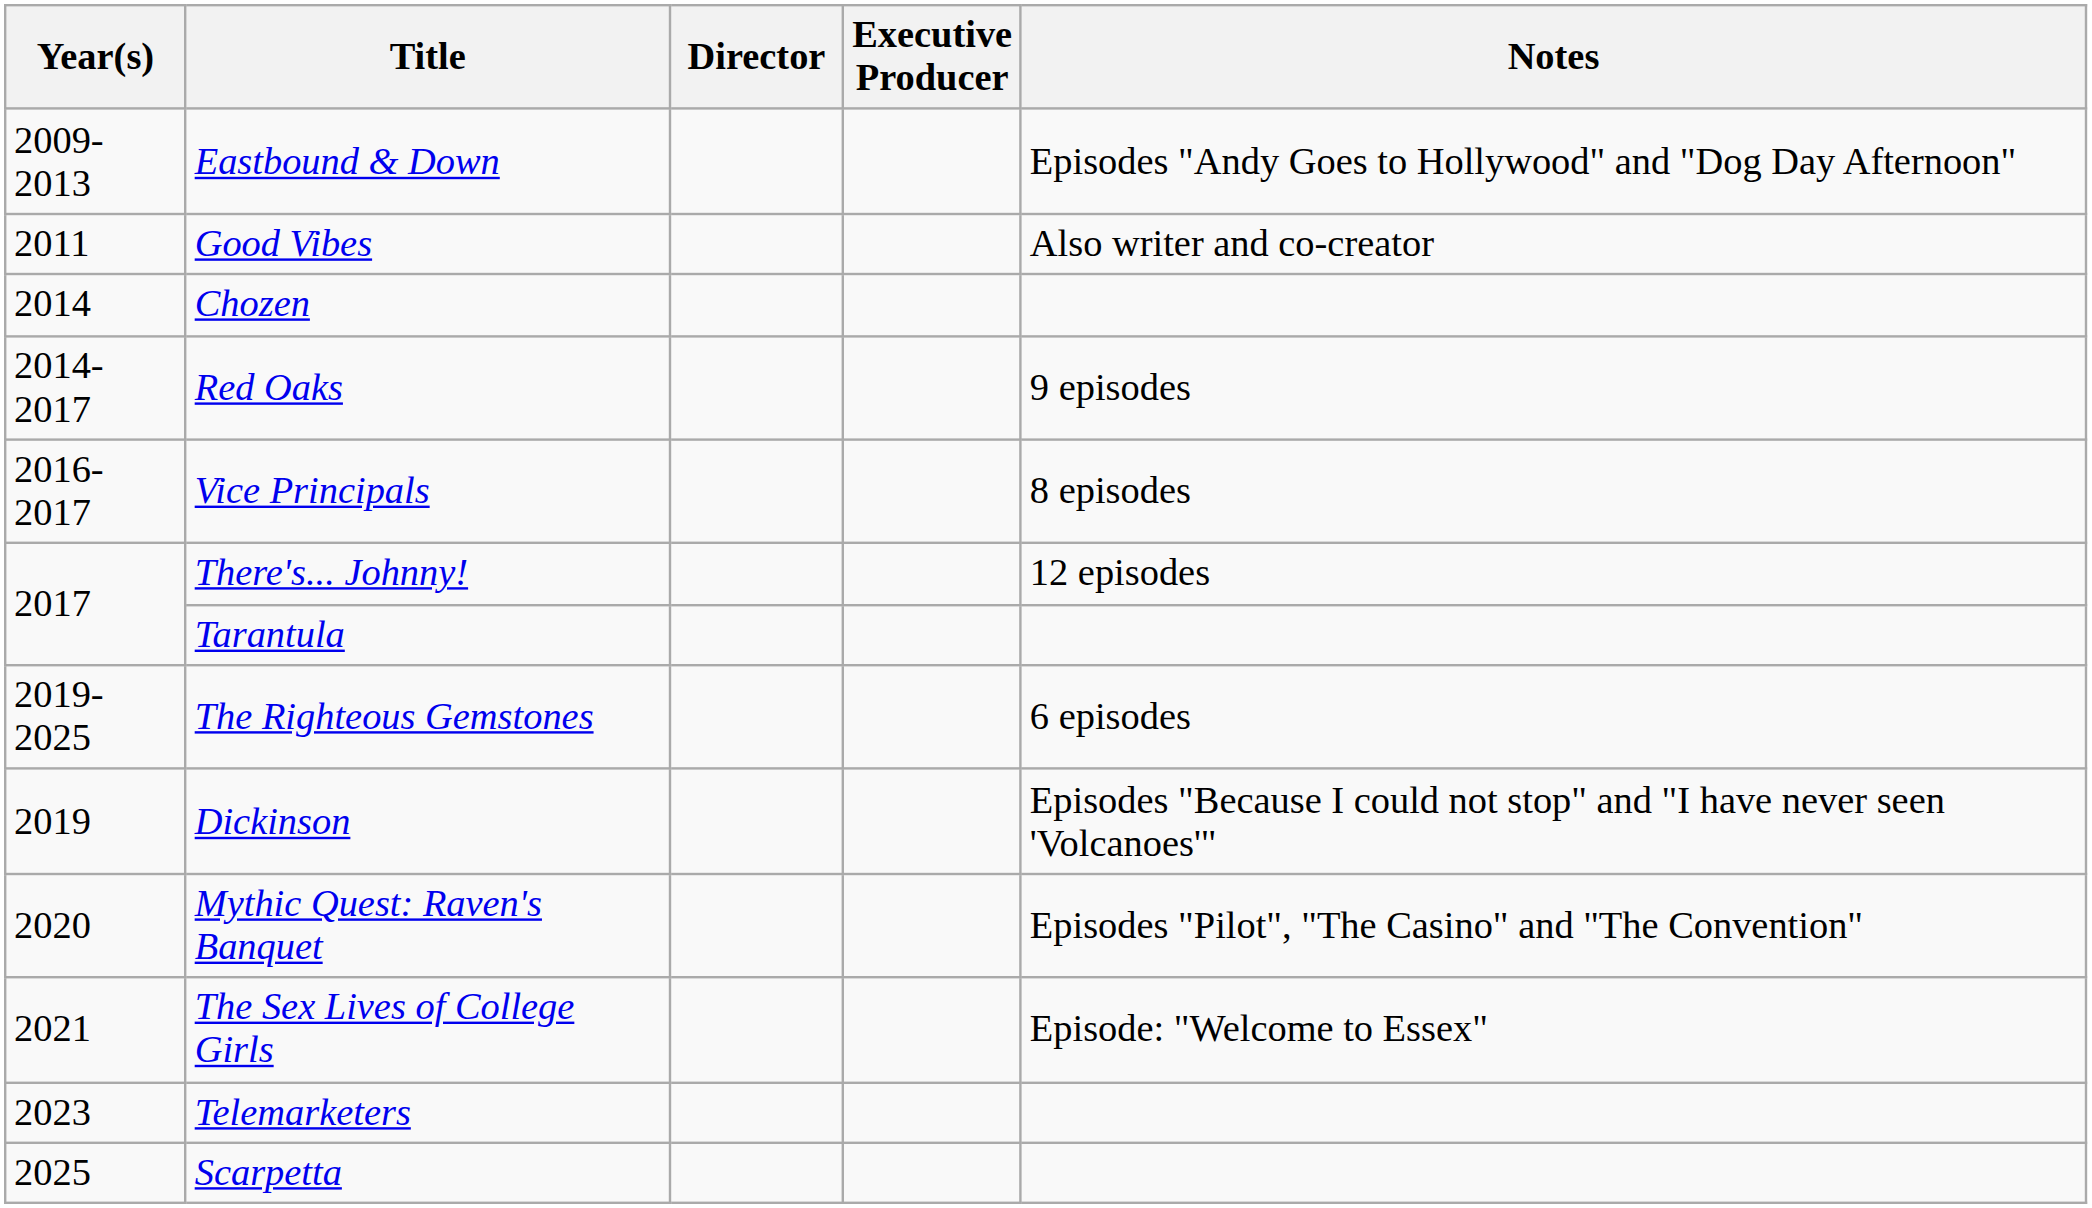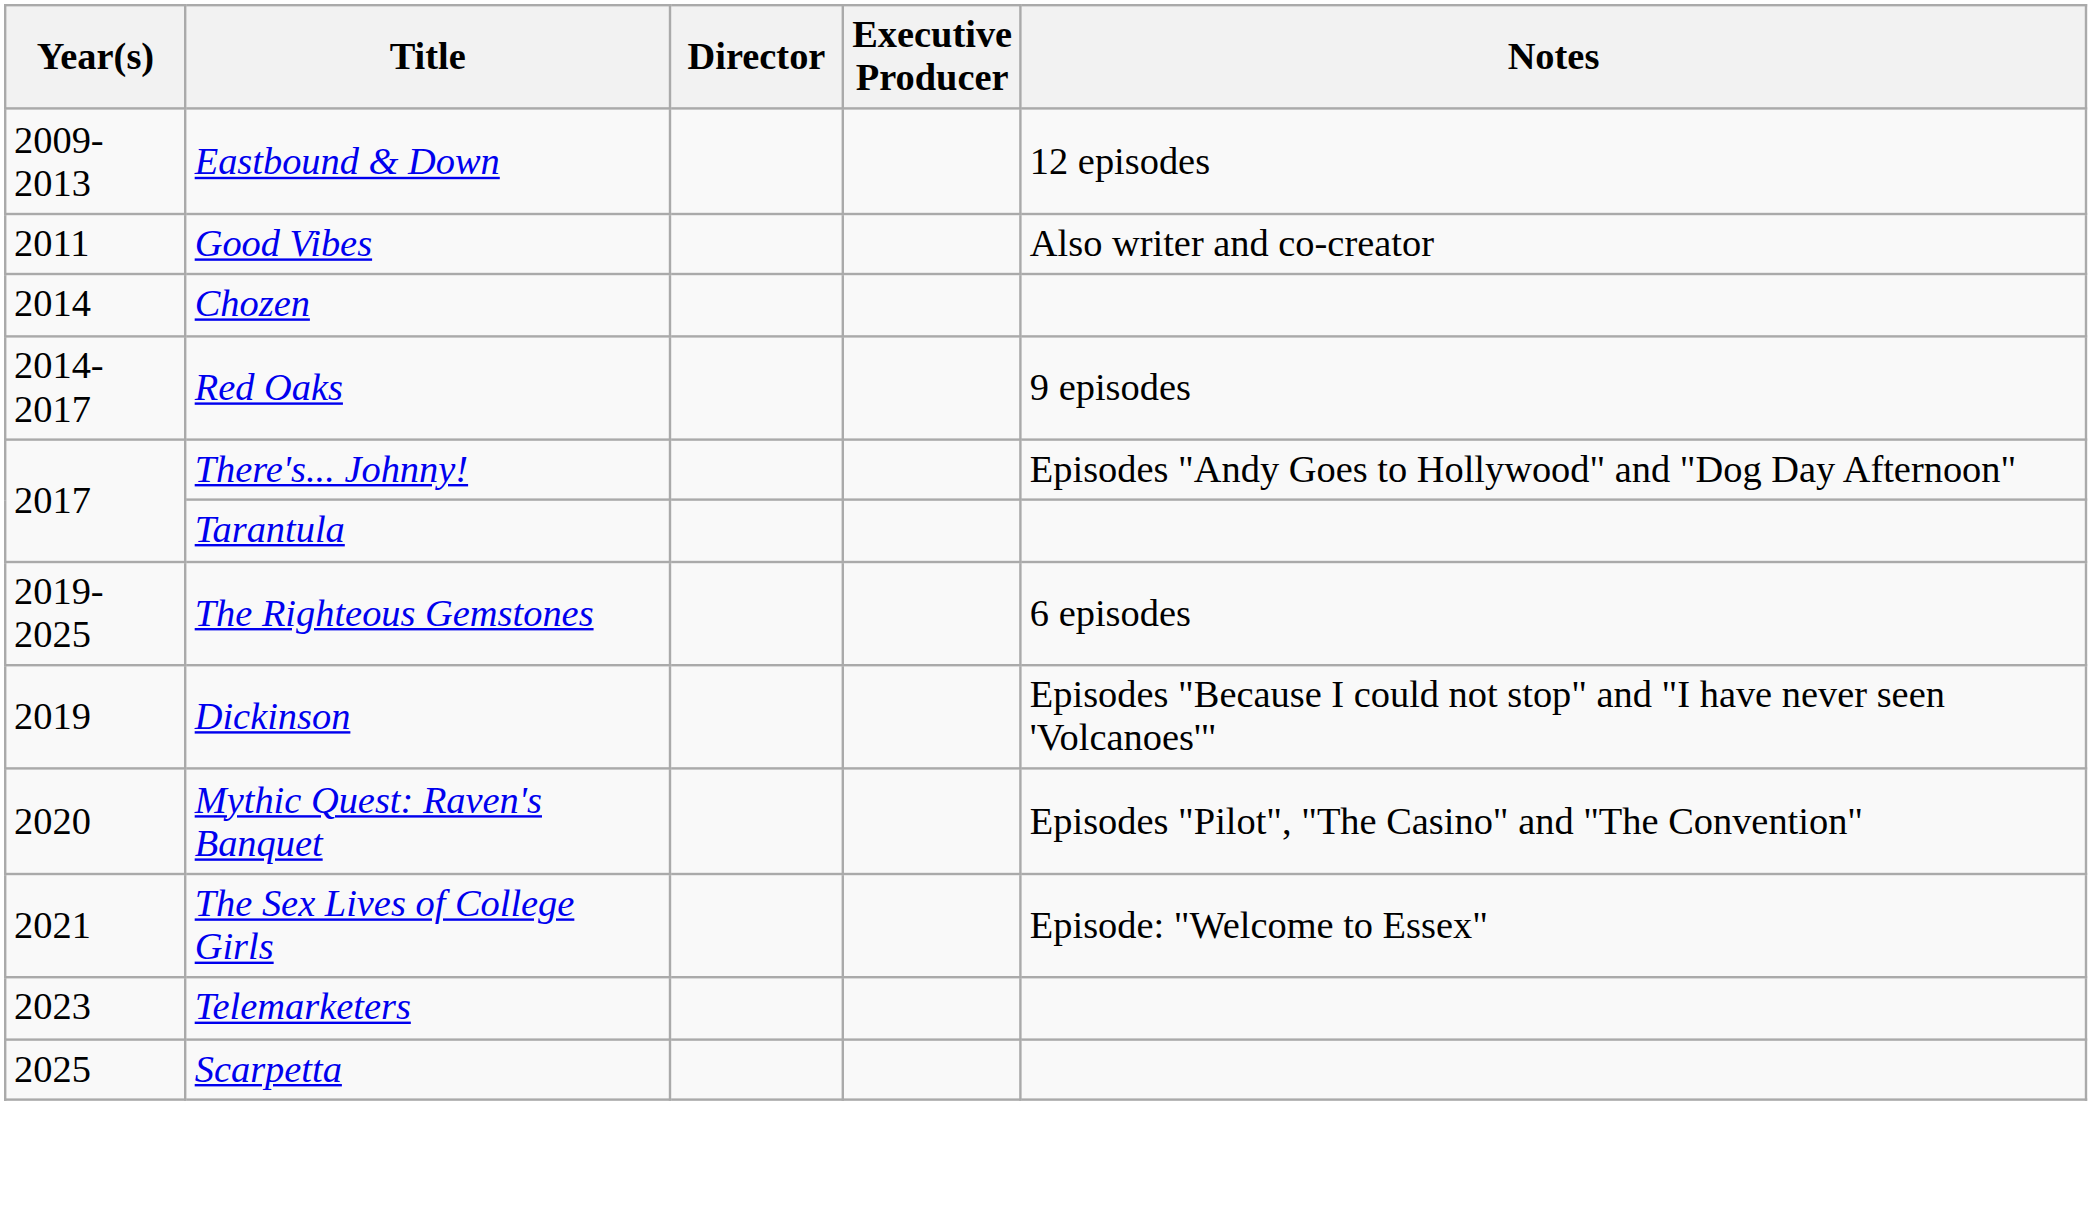(1523, 160) Episodes "Andy Goes to Hollywood" and "Dog Day Afternoon" -> (1120, 160) 12 episodes
- row: (312, 490)
(1120, 573) 12 episodes -> (1523, 469) Episodes "Andy Goes to Hollywood" and "Dog Day Afternoon"
